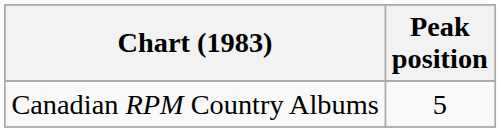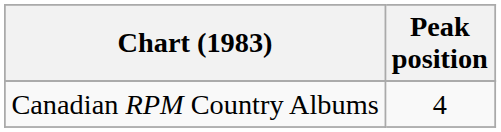(440, 103) 5 -> (440, 103) 4
